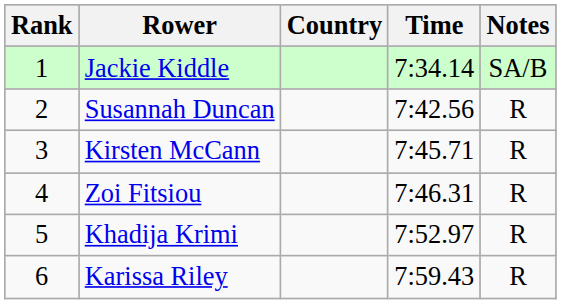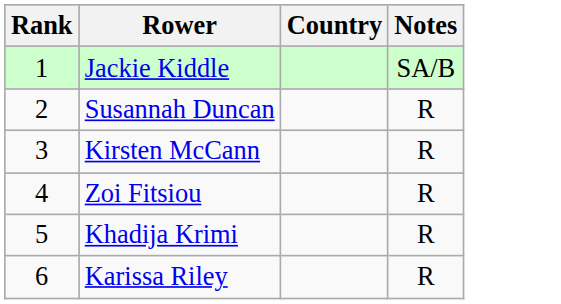- column: (434, 25)
